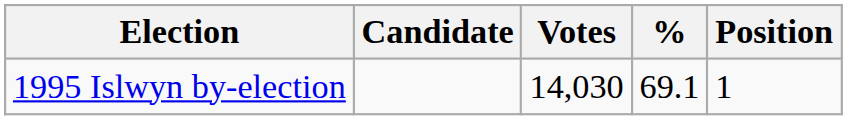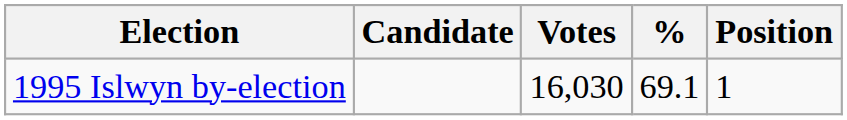(577, 85) 14,030 -> (577, 85) 16,030
